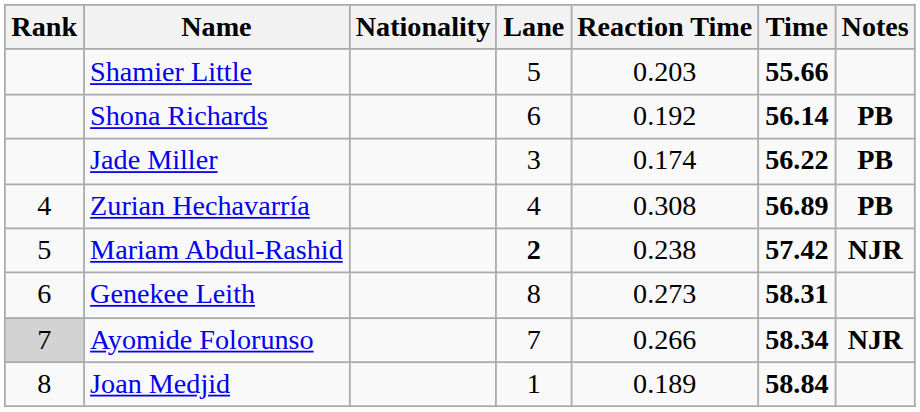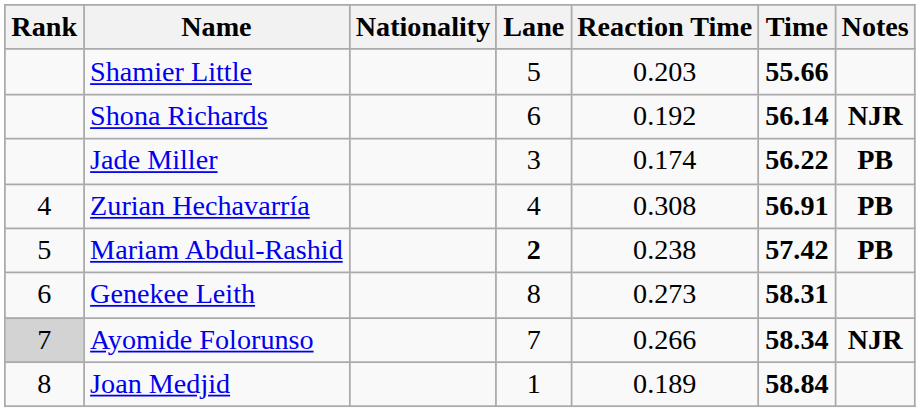(875, 116) PB -> (875, 116) NJR
(797, 205) 56.89 -> (797, 205) 56.91
(875, 250) NJR -> (875, 250) PB
